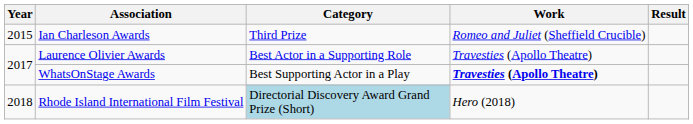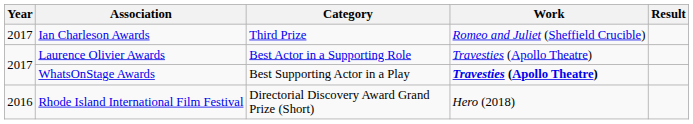(20, 34) 2015 -> (20, 34) 2017
(20, 101) 2018 -> (20, 101) 2016
(339, 101) lightblue background -> (339, 101) no background
